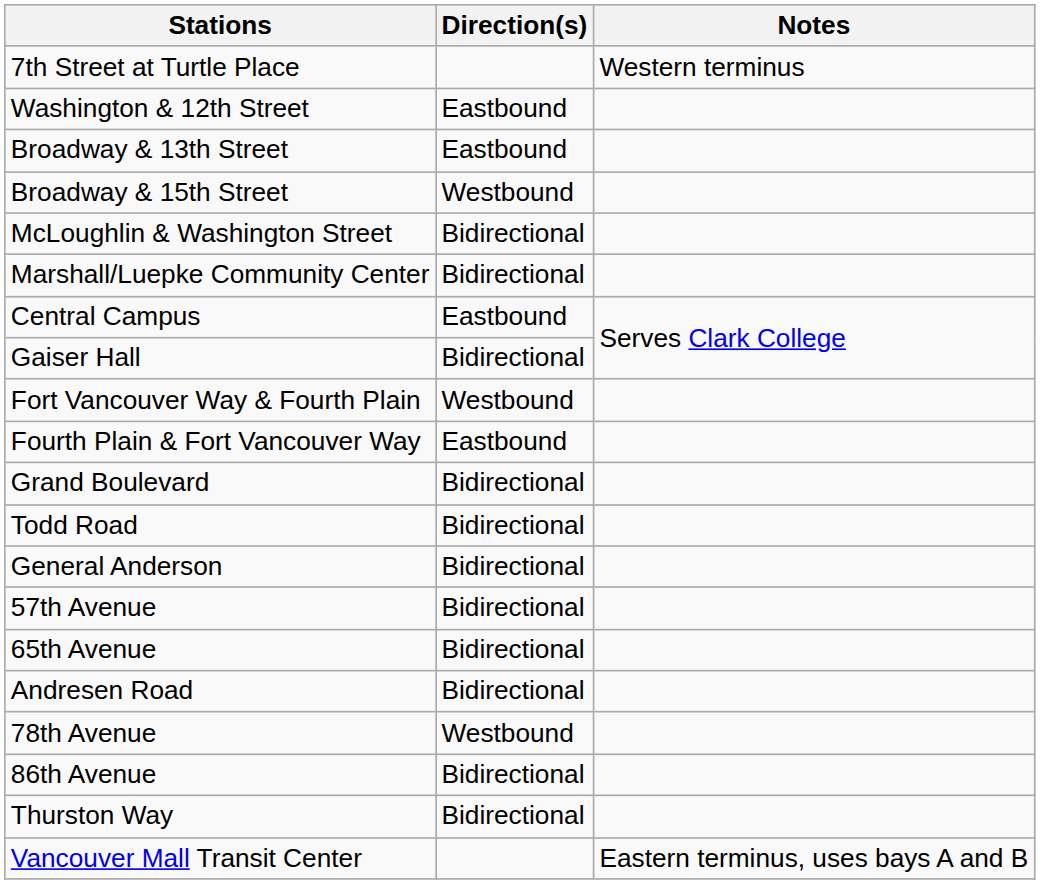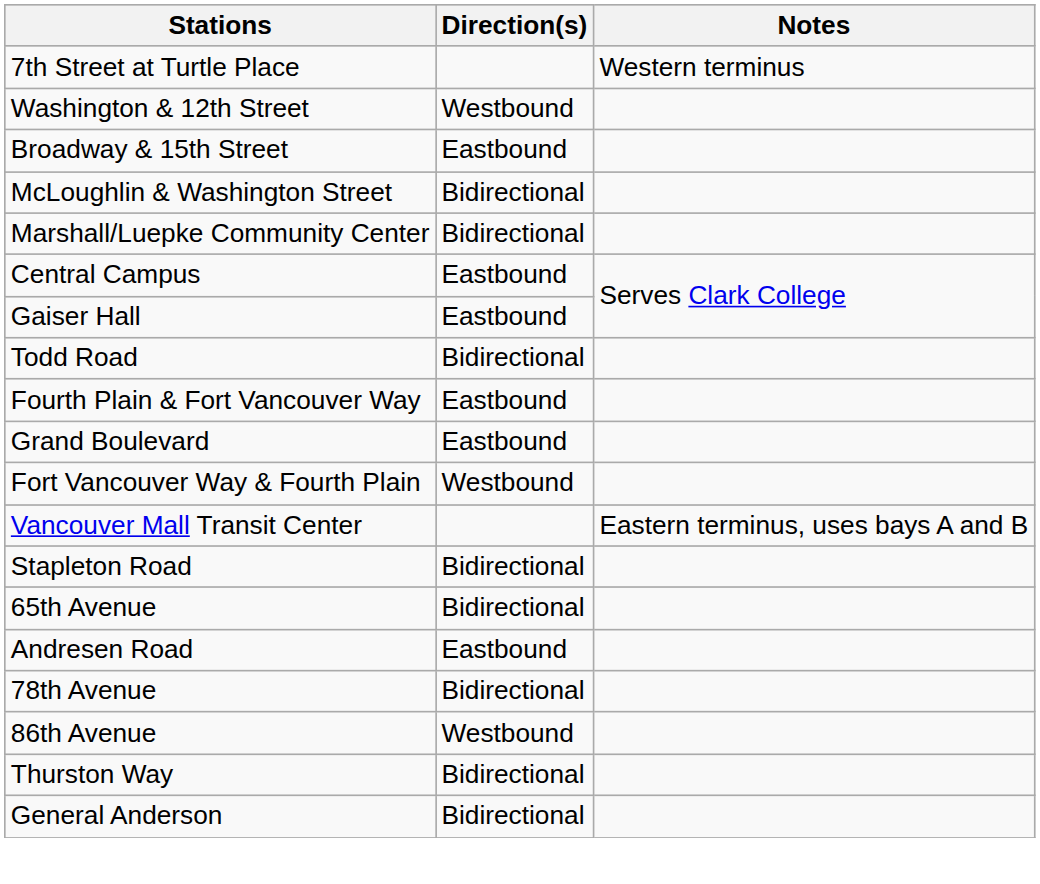(504, 108) Eastbound -> (508, 108) Westbound
- row: (149, 150)
(508, 191) Westbound -> (504, 150) Eastbound
(513, 358) Bidirectional -> (504, 316) Eastbound
rows swapped: (216, 399) <-> (74, 524)
(513, 483) Bidirectional -> (504, 441) Eastbound
rows swapped: (117, 566) <-> (186, 857)
+ row: (101, 566)
- row: (84, 607)
(513, 691) Bidirectional -> (504, 649) Eastbound
(508, 732) Westbound -> (513, 691) Bidirectional
(513, 774) Bidirectional -> (508, 732) Westbound
